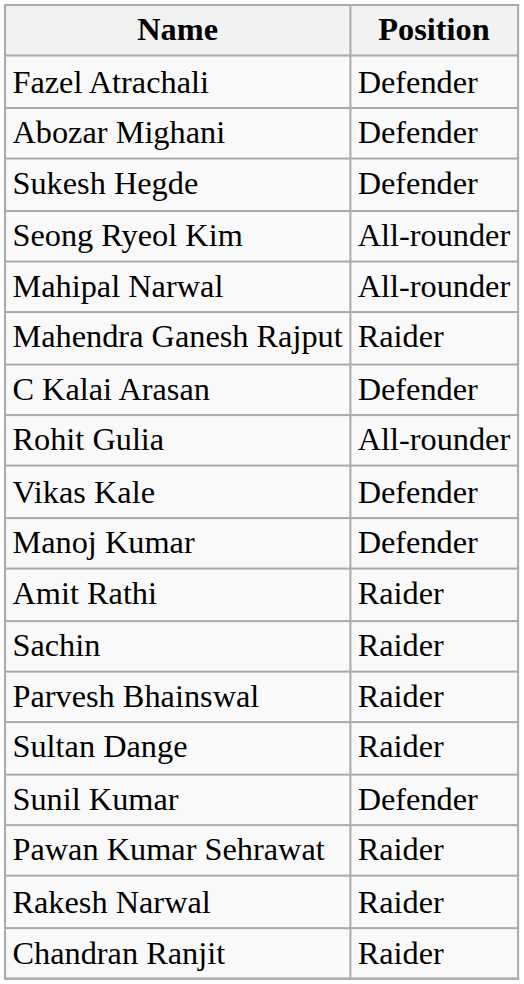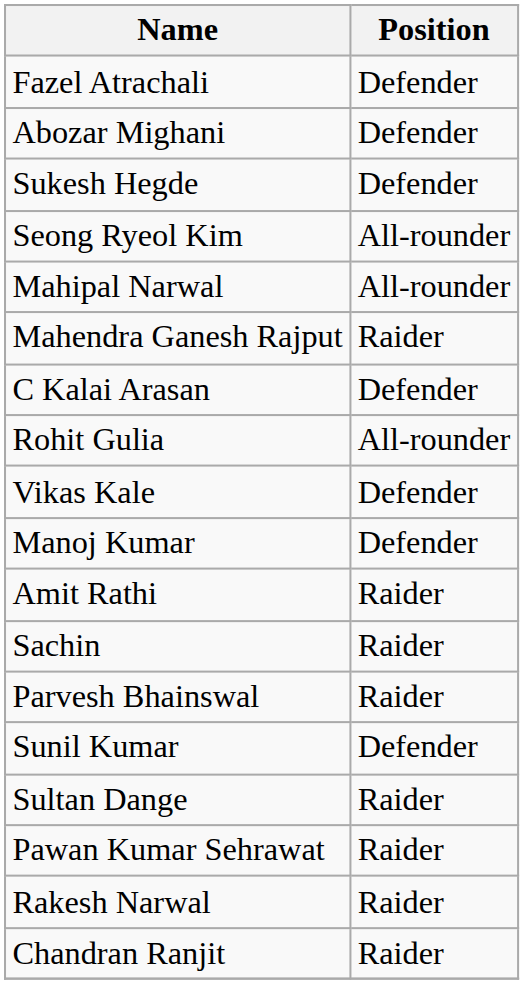rows swapped: (95, 798) <-> (100, 747)
